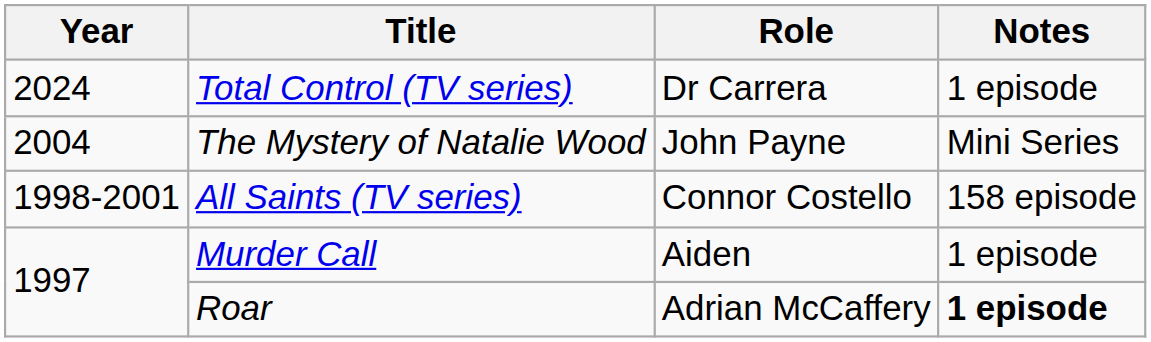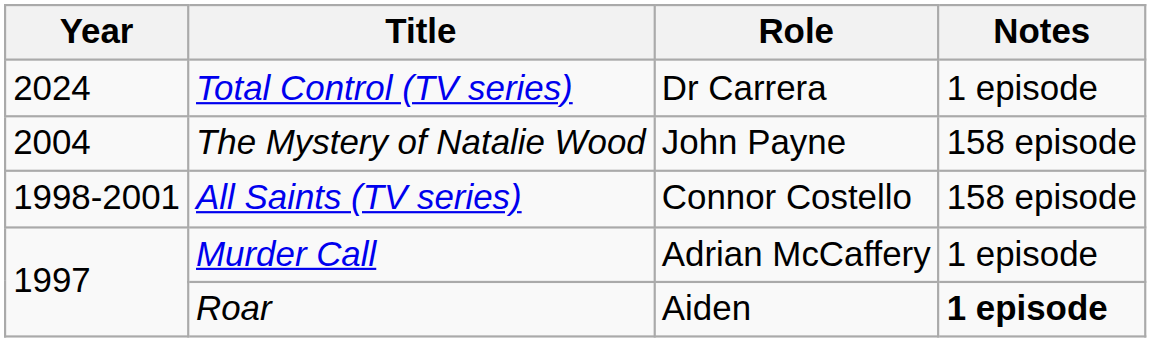(1033, 142) Mini Series -> (1042, 142) 158 episode
(706, 253) Aiden -> (796, 253) Adrian McCaffery
(796, 308) Adrian McCaffery -> (706, 308) Aiden
